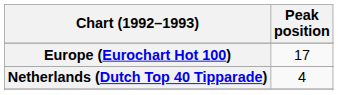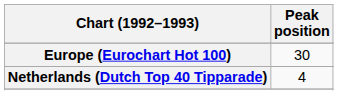(302, 54) 17 -> (302, 54) 30
